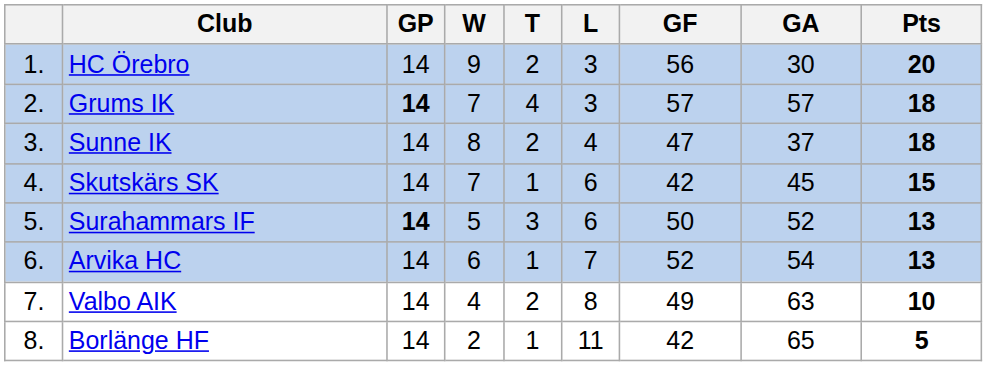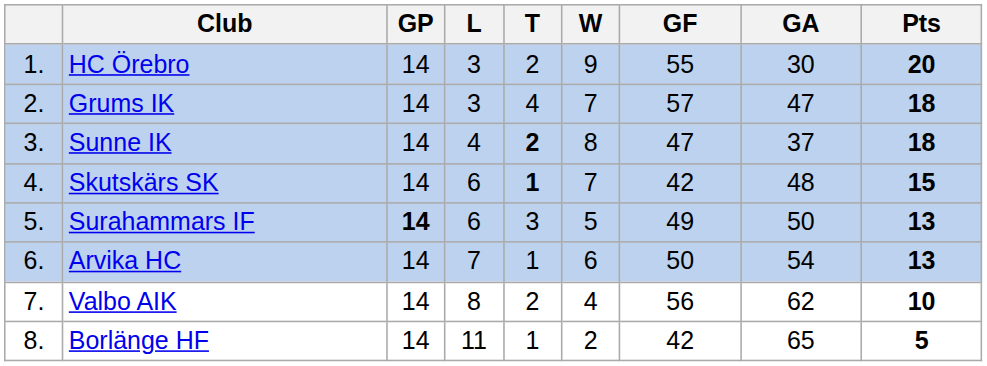columns swapped: (474, 24) <-> (591, 24)
(680, 63) 56 -> (680, 63) 55
(416, 103) bold -> (416, 103) normal
(801, 103) 57 -> (801, 103) 47
(532, 143) normal -> (532, 143) bold
(532, 182) normal -> (532, 182) bold
(801, 182) 45 -> (801, 182) 48
(680, 222) 50 -> (680, 222) 49
(801, 222) 52 -> (801, 222) 50
(680, 261) 52 -> (680, 261) 50
(680, 301) 49 -> (680, 301) 56
(801, 301) 63 -> (801, 301) 62
